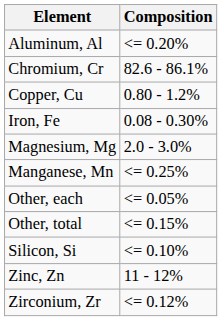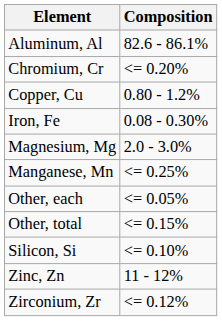(156, 43) <= 0.20% -> (166, 43) 82.6 - 86.1%
(166, 69) 82.6 - 86.1% -> (156, 69) <= 0.20%
